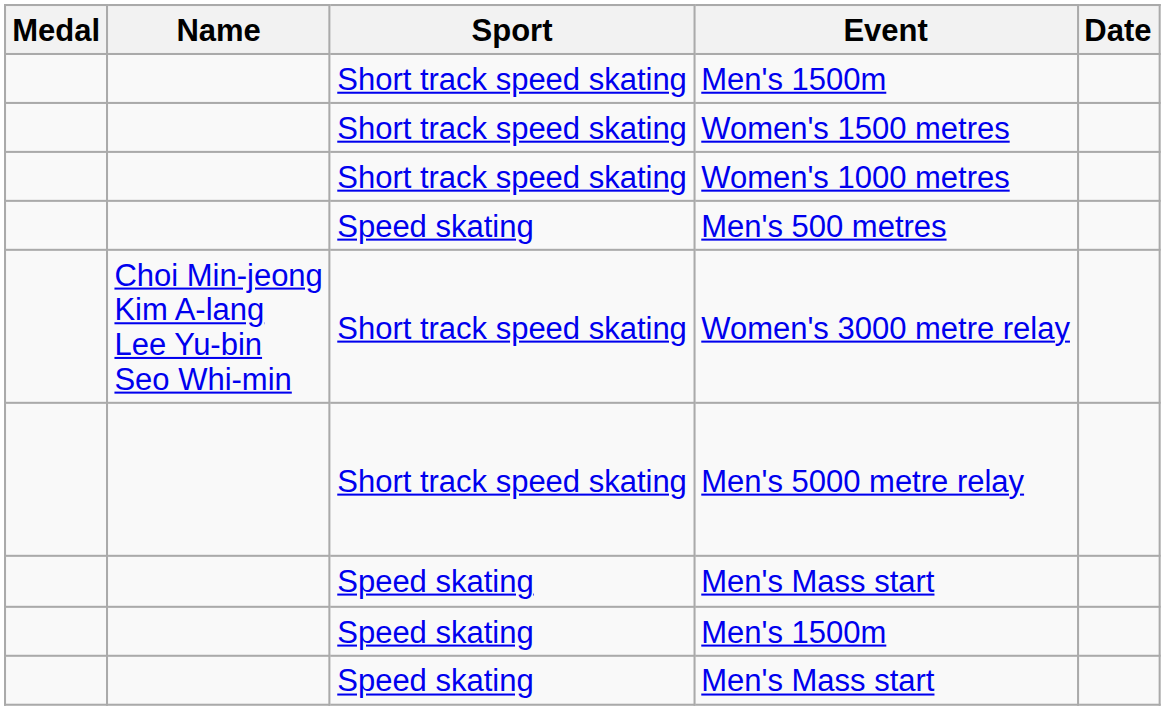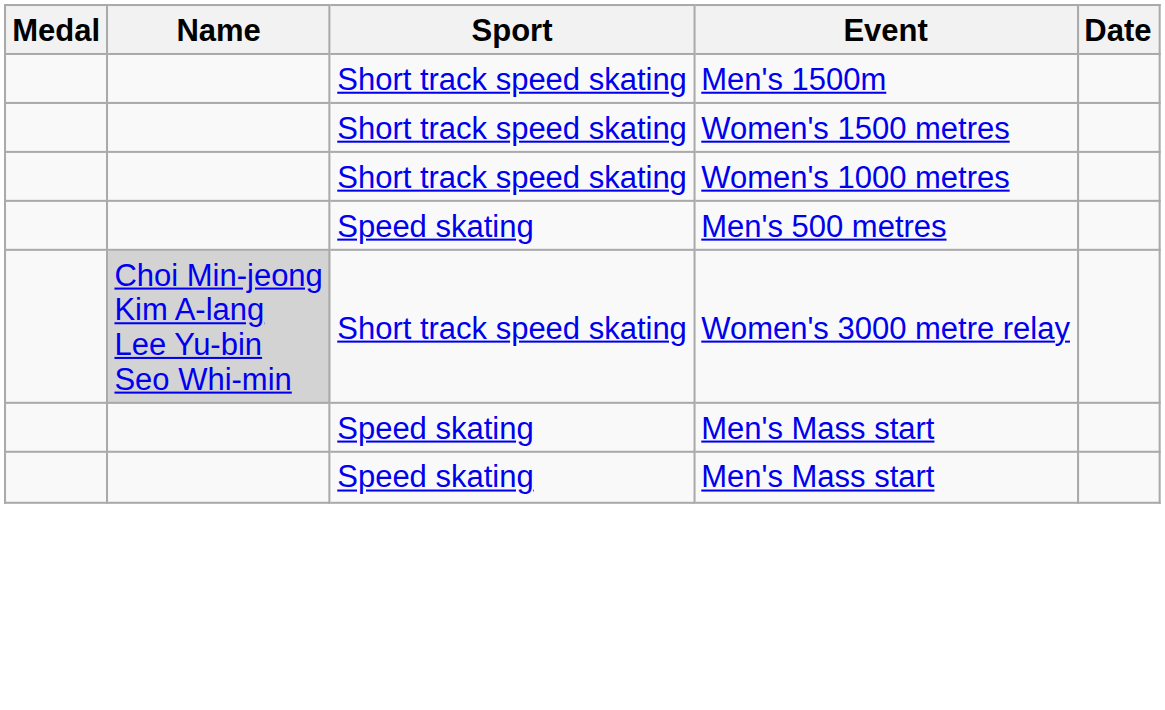(219, 327) no background -> (219, 327) lightgrey background
- row: (512, 480)
- row: (435, 631)
